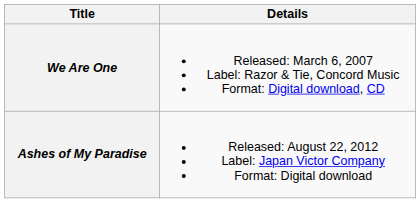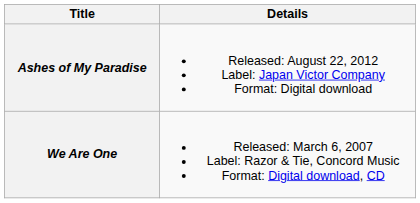rows swapped: (82, 67) <-> (82, 154)
